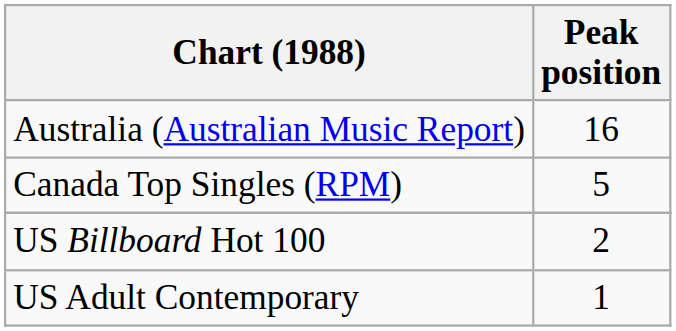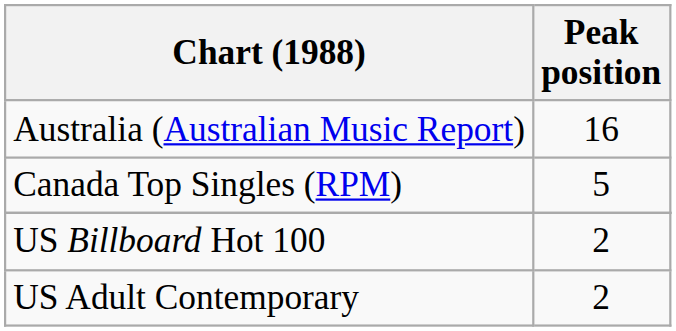(601, 296) 1 -> (601, 296) 2
